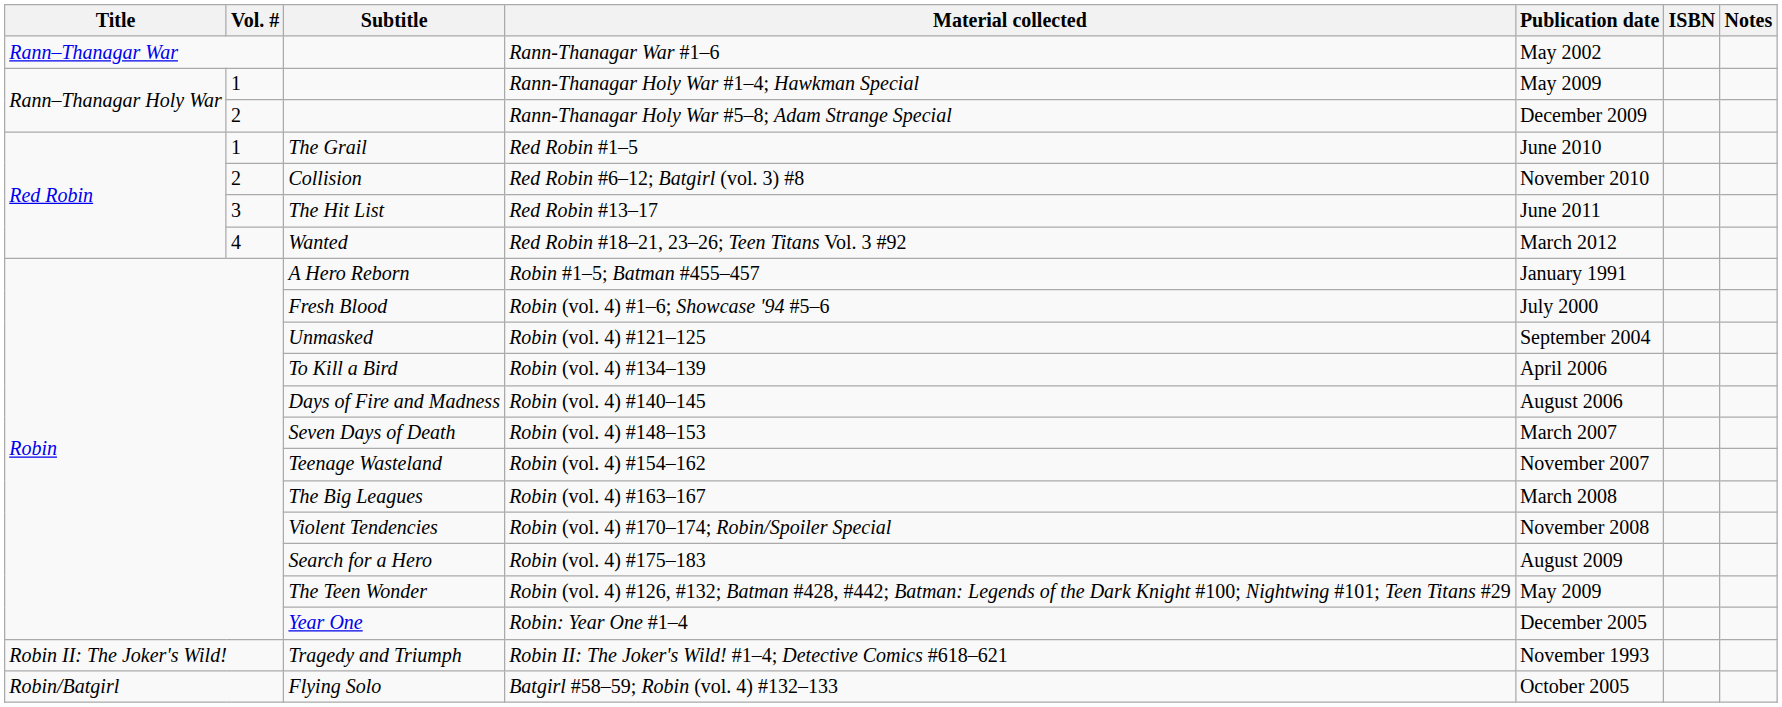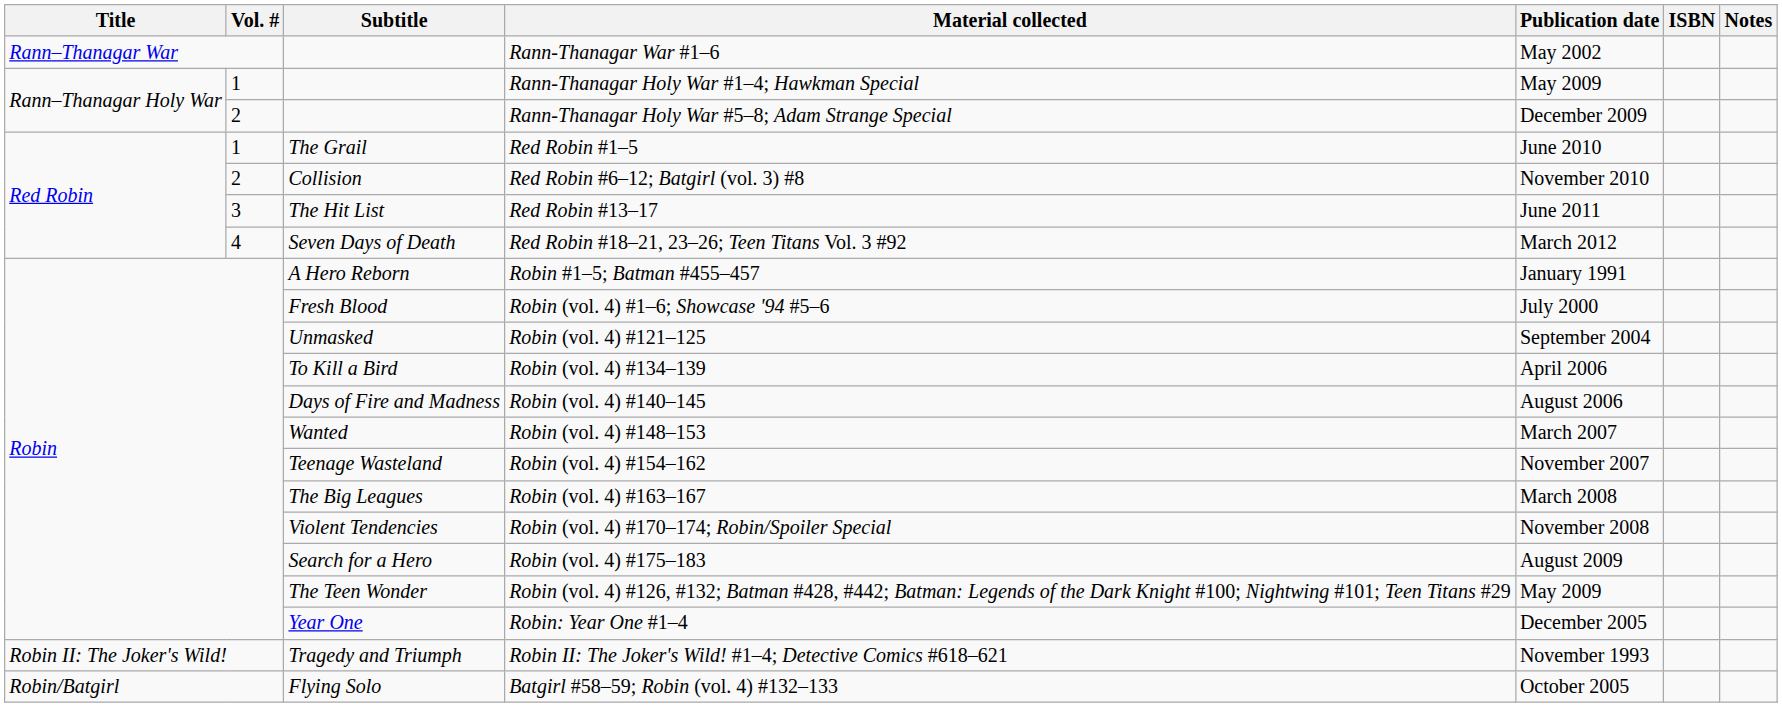(318, 242) Wanted -> (372, 242) Seven Days of Death
(372, 432) Seven Days of Death -> (318, 432) Wanted
